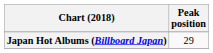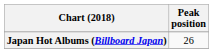(189, 40) 29 -> (189, 40) 26
